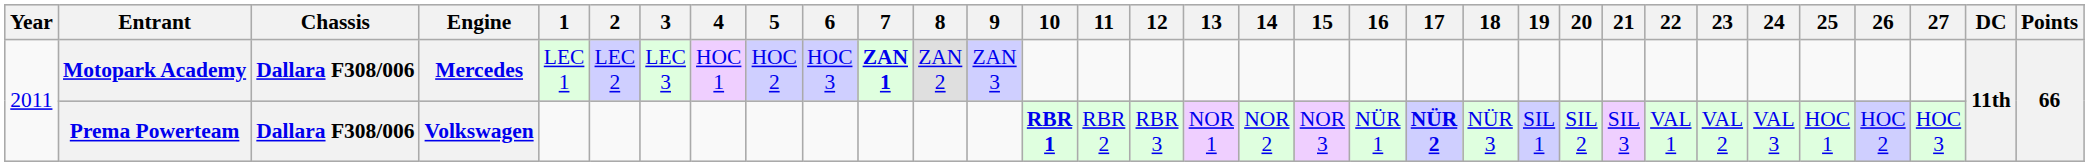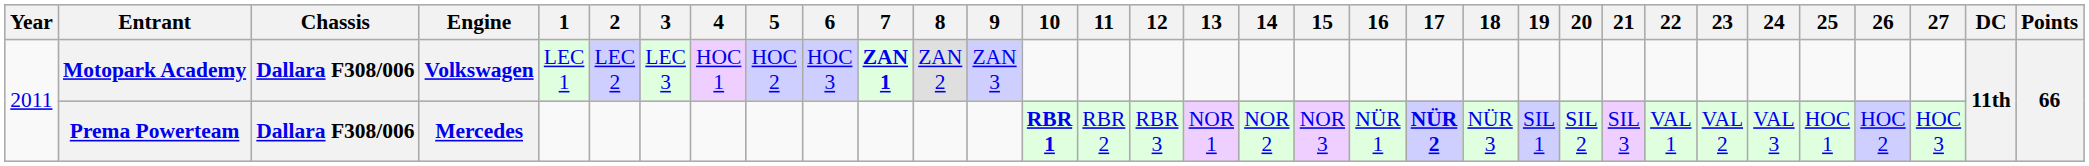(479, 69) Mercedes -> (479, 69) Volkswagen
(479, 130) Volkswagen -> (479, 130) Mercedes
